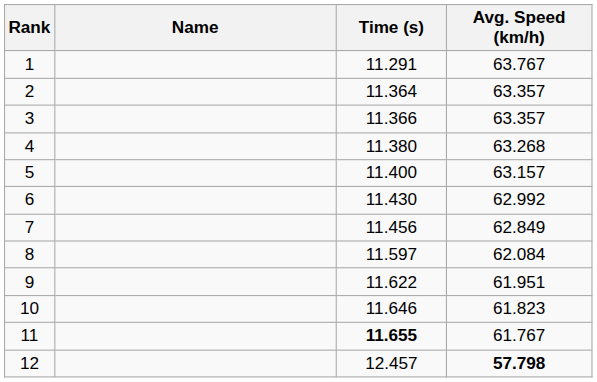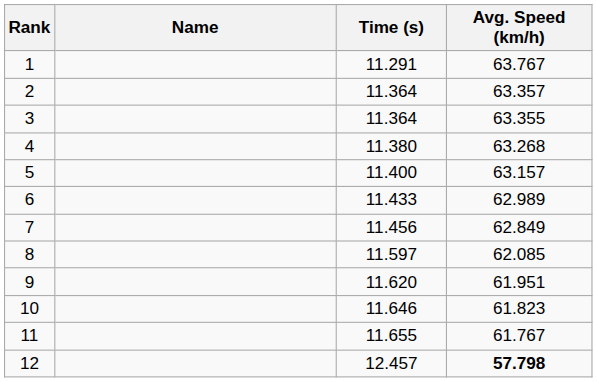(391, 118) 11.366 -> (391, 118) 11.364
(519, 118) 63.357 -> (519, 118) 63.355
(391, 200) 11.430 -> (391, 200) 11.433
(519, 200) 62.992 -> (519, 200) 62.989
(519, 254) 62.084 -> (519, 254) 62.085
(391, 281) 11.622 -> (391, 281) 11.620
(391, 335) bold -> (391, 335) normal
